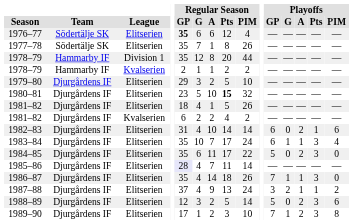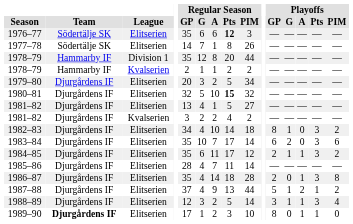(183, 34) bold -> (187, 34) normal
(227, 34) normal -> (229, 34) bold
(247, 34) 4 -> (250, 34) 3
(183, 46) 35 -> (187, 46) 14
(183, 82) 29 -> (187, 82) 20
(247, 82) 10 -> (250, 82) 34
(183, 94) 23 -> (187, 94) 32
(183, 106) 18 -> (187, 106) 13
(247, 106) 26 -> (250, 106) 27
(183, 118) 6 -> (187, 118) 3
(183, 130) 31 -> (187, 130) 34
(247, 130) 14 -> (250, 130) 18
(273, 130) 6 -> (274, 130) 8
(288, 130) 0 -> (289, 130) 1
(301, 130) 2 -> (302, 130) 0
(316, 130) 1 -> (317, 130) 3
(337, 130) 6 -> (337, 130) 2
(247, 142) 24 -> (250, 142) 14
(288, 142) 1 -> (289, 142) 2
(301, 142) 1 -> (302, 142) 0
(337, 142) 4 -> (337, 142) 6
(247, 154) 22 -> (250, 154) 12
(273, 154) 5 -> (274, 154) 2
(288, 154) 0 -> (289, 154) 1
(301, 154) 2 -> (302, 154) 1
(337, 154) 0 -> (337, 154) 2
(183, 166) lavender background -> (187, 166) no background
(247, 178) 26 -> (250, 178) 28
(273, 178) 7 -> (274, 178) 2
(288, 178) 1 -> (289, 178) 0
(337, 178) 0 -> (337, 178) 8
(247, 190) 24 -> (250, 190) 44
(273, 190) 3 -> (274, 190) 5
(288, 190) 2 -> (289, 190) 1
(301, 190) 1 -> (302, 190) 2
(273, 202) 5 -> (274, 202) 3
(288, 202) 0 -> (289, 202) 1
(301, 202) 2 -> (302, 202) 1
(337, 202) 6 -> (337, 202) 4
(82, 214) normal -> (84, 214) bold
(273, 214) 7 -> (274, 214) 8
(288, 214) 1 -> (289, 214) 0
(301, 214) 2 -> (302, 214) 1
(316, 214) 3 -> (317, 214) 1
(337, 214) 8 -> (337, 214) 0
